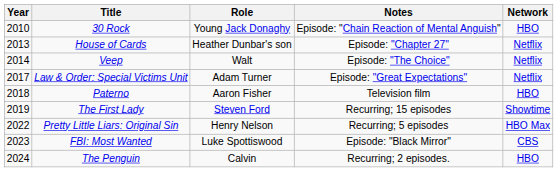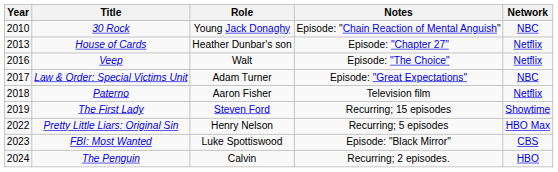(528, 28) HBO -> (528, 28) NBC
(18, 61) 2014 -> (18, 61) 2016
(528, 77) Netflix -> (528, 77) NBC
(528, 93) HBO -> (528, 93) Netflix
